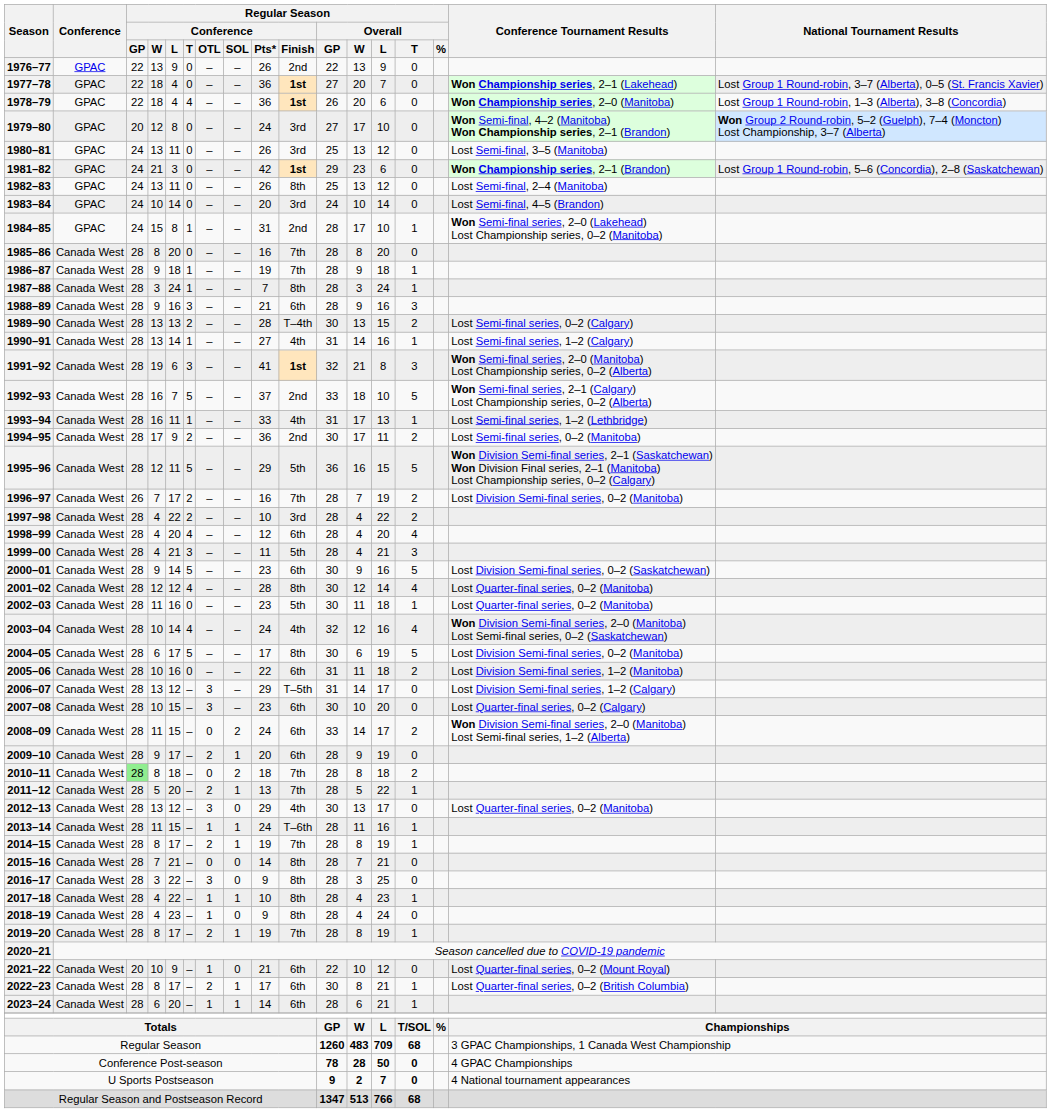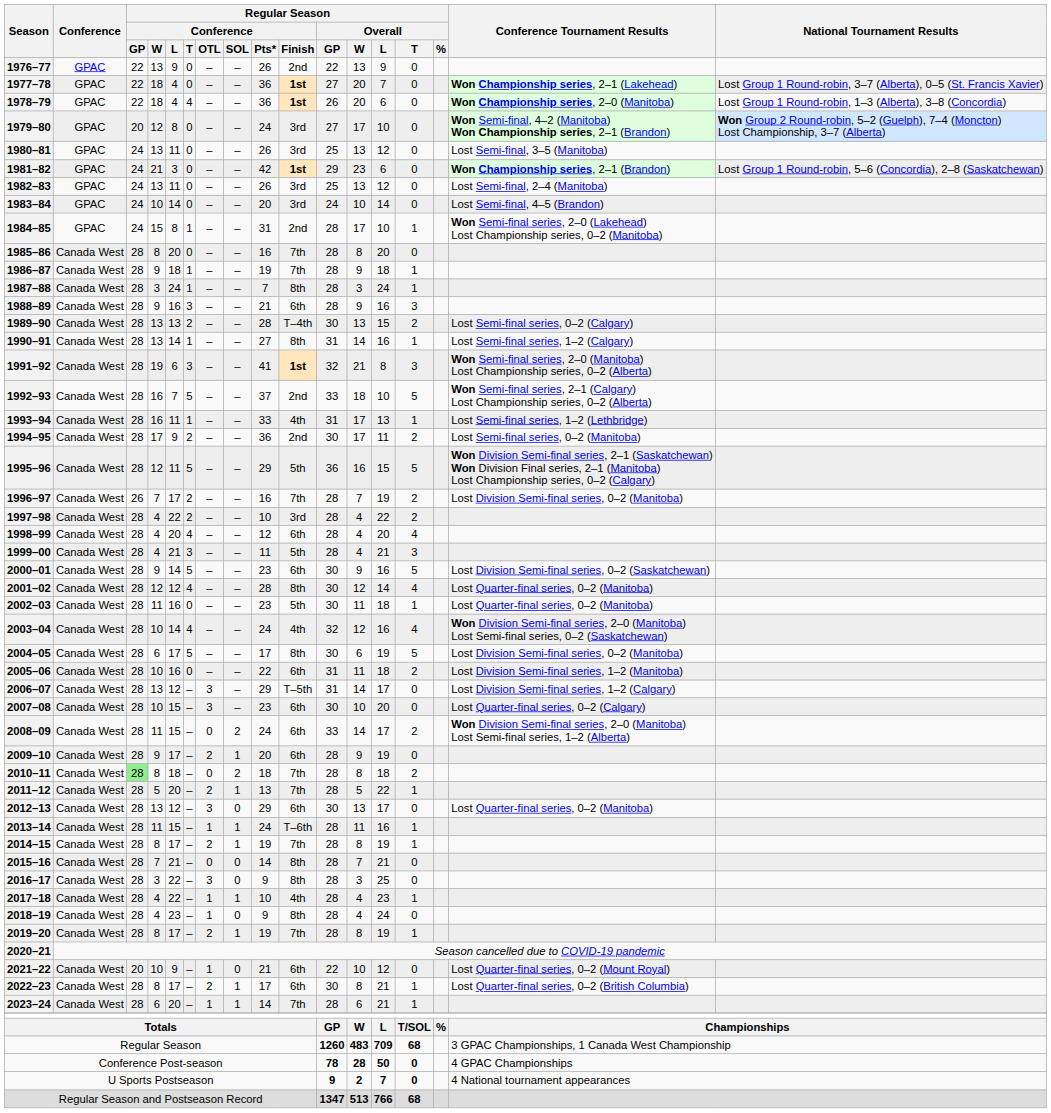(298, 186) 8th -> (298, 186) 3rd
(298, 341) 4th -> (298, 341) 8th
(298, 809) 4th -> (298, 809) 6th
(298, 898) 8th -> (298, 898) 4th
(298, 1004) 6th -> (298, 1004) 7th
